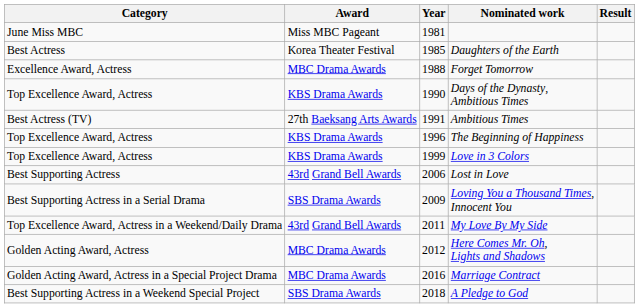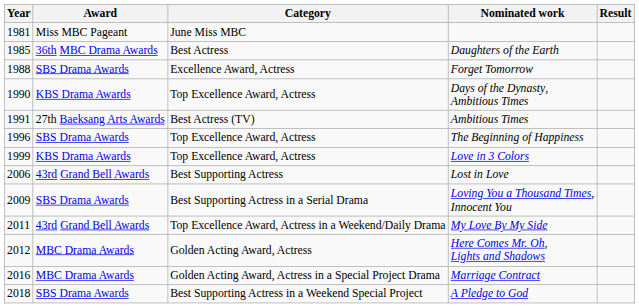columns swapped: (434, 13) <-> (145, 13)
(341, 50) Korea Theater Festival -> (97, 50) 36th MBC Drama Awards
(337, 69) MBC Drama Awards -> (82, 69) SBS Drama Awards
(335, 138) KBS Drama Awards -> (82, 138) SBS Drama Awards
